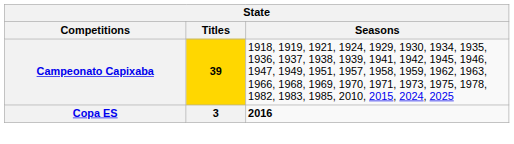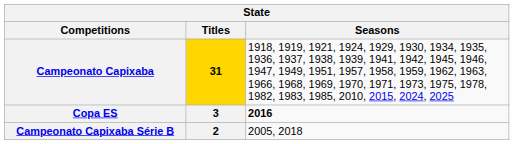(216, 72) 39 -> (216, 72) 31
+ row: (95, 131)
